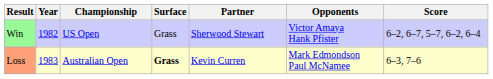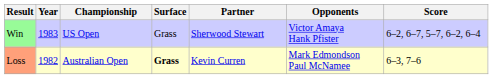(48, 33) 1982 -> (48, 33) 1983
(48, 60) 1983 -> (48, 60) 1982
